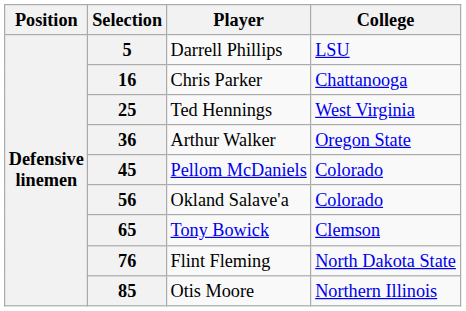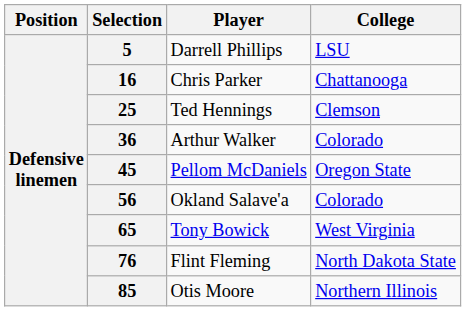(365, 109) West Virginia -> (348, 109) Clemson
(363, 140) Oregon State -> (349, 140) Colorado
(349, 170) Colorado -> (363, 170) Oregon State
(348, 230) Clemson -> (365, 230) West Virginia
